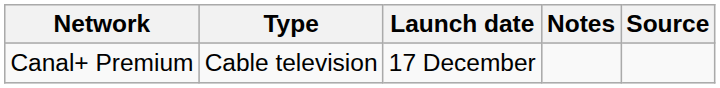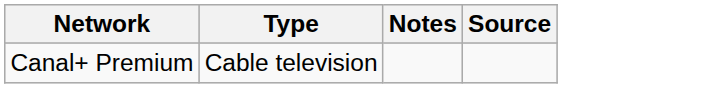- column: (462, 23)
